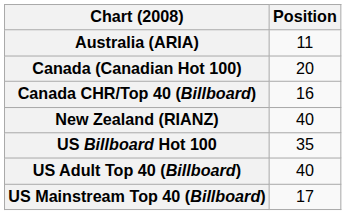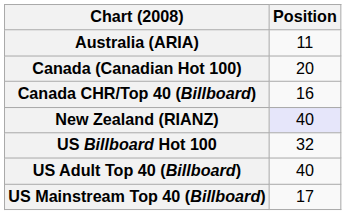(305, 119) no background -> (305, 119) lavender background
(305, 145) 35 -> (305, 145) 32
